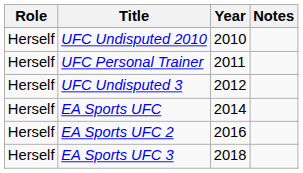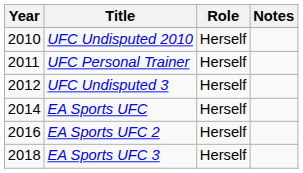columns swapped: (230, 16) <-> (31, 16)
